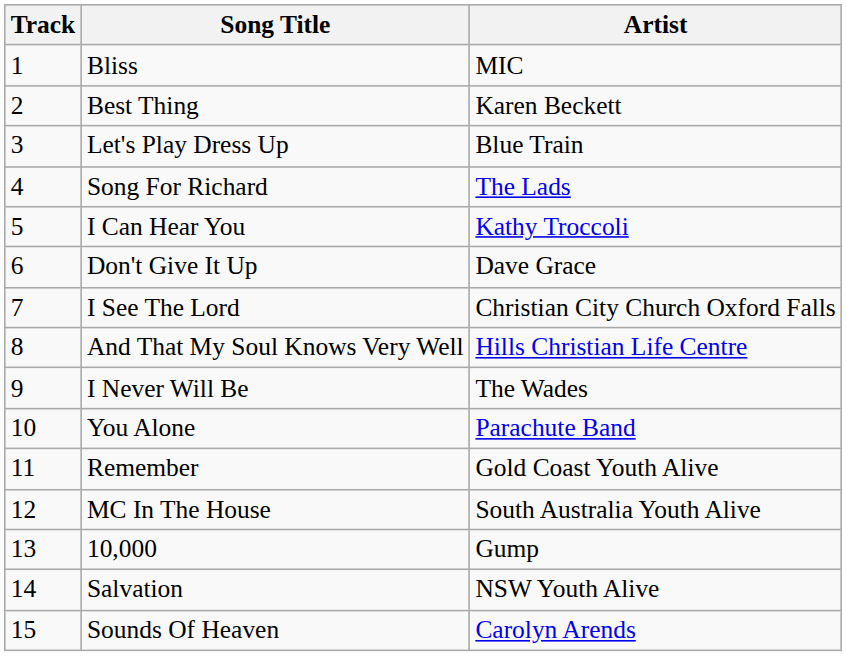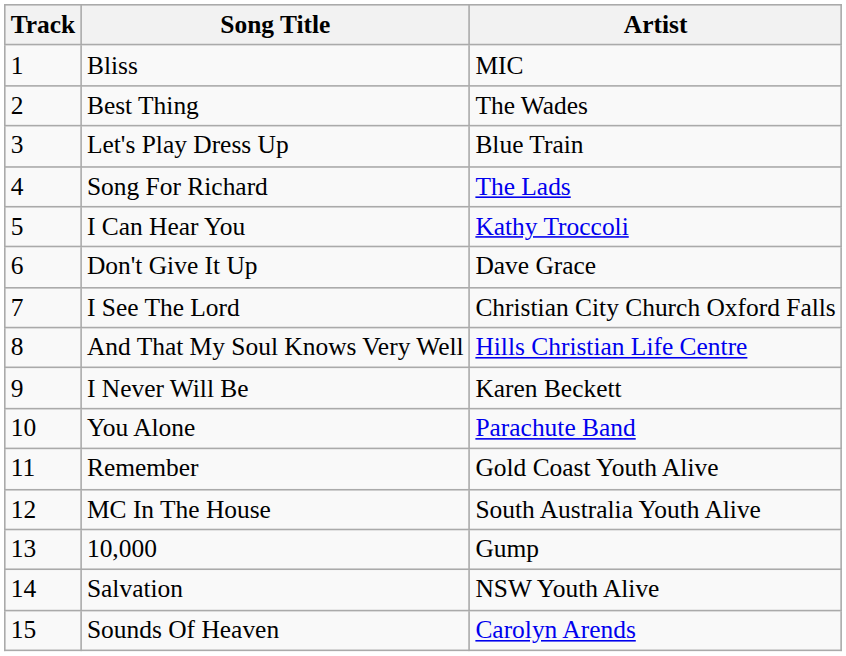(548, 105) Karen Beckett -> (532, 105) The Wades
(532, 387) The Wades -> (548, 387) Karen Beckett
